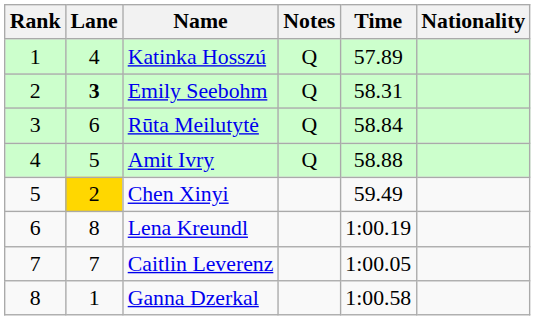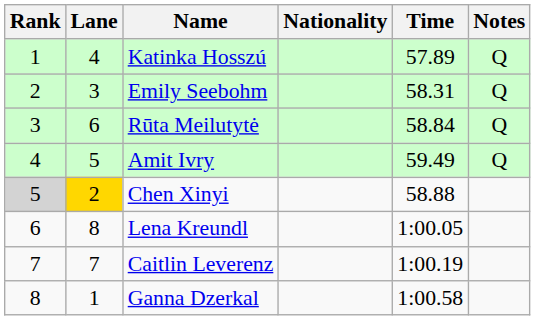columns swapped: (473, 21) <-> (309, 21)
(94, 90) bold -> (94, 90) normal
(378, 159) 58.88 -> (430, 159) 59.49
(35, 194) no background -> (35, 194) lightgrey background
(378, 194) 59.49 -> (430, 194) 58.88
(378, 228) 1:00.19 -> (430, 228) 1:00.05
(378, 263) 1:00.05 -> (430, 263) 1:00.19
